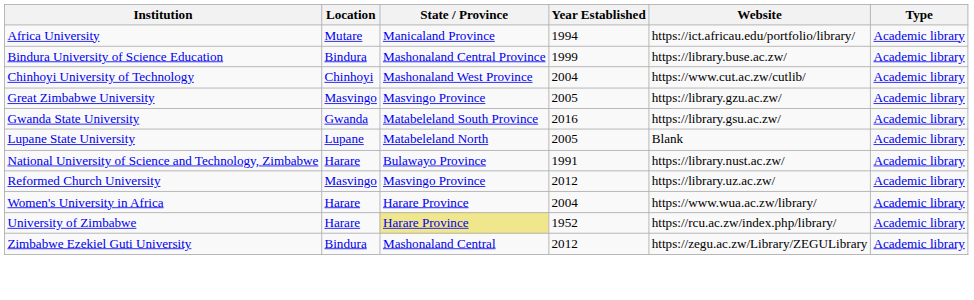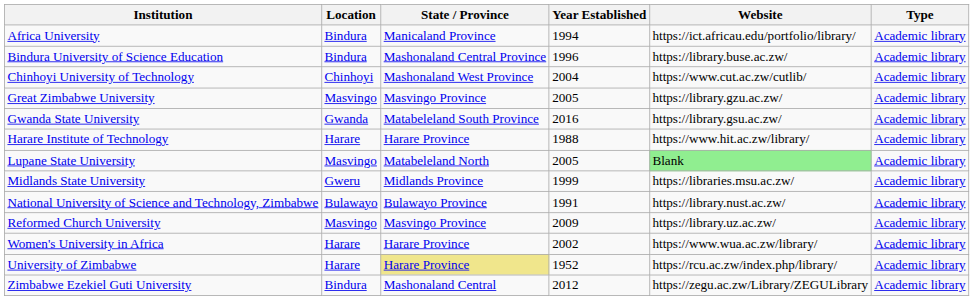(343, 35) Mutare -> (346, 35) Bindura
(565, 56) 1999 -> (565, 56) 1996
+ row: (88, 139)
(344, 139) Lupane -> (351, 160) Masvingo
(667, 139) no background -> (668, 160) lightgreen background
+ row: (76, 181)
(342, 160) Harare -> (351, 202) Bulawayo
(565, 181) 2012 -> (565, 222) 2009
(565, 202) 2004 -> (565, 243) 2002
